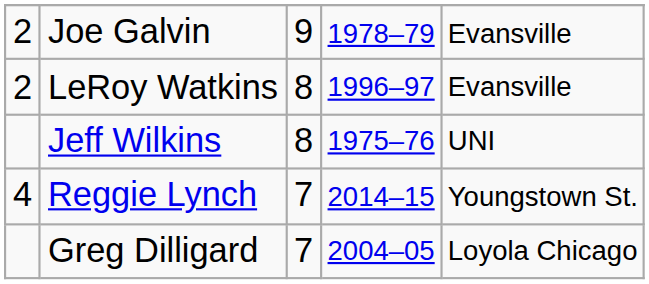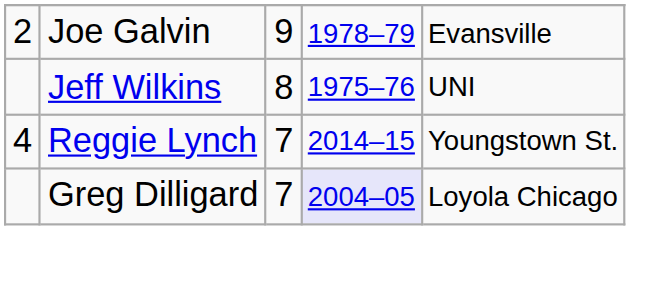- row: (163, 86)
(381, 251) no background -> (361, 196) lavender background
